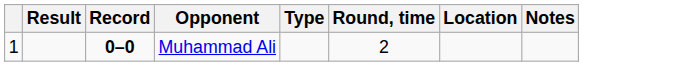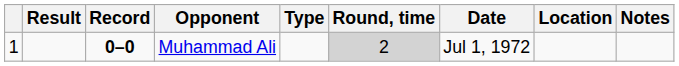+ column: (487, 18)
(384, 46) no background -> (384, 46) lightgrey background
